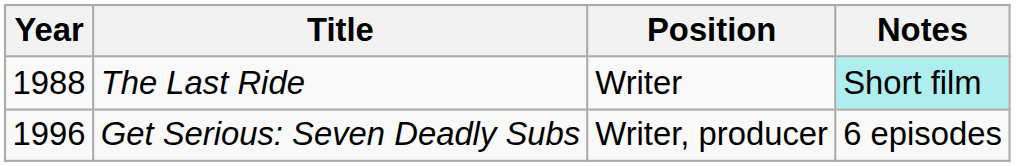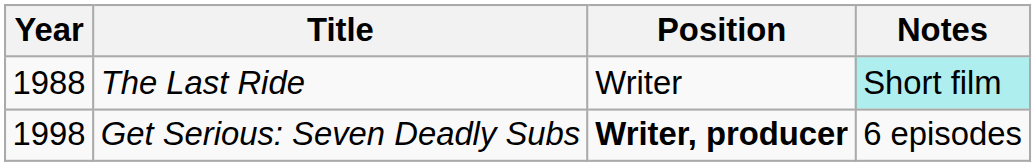(49, 134) 1996 -> (49, 134) 1998
(712, 134) normal -> (722, 134) bold
